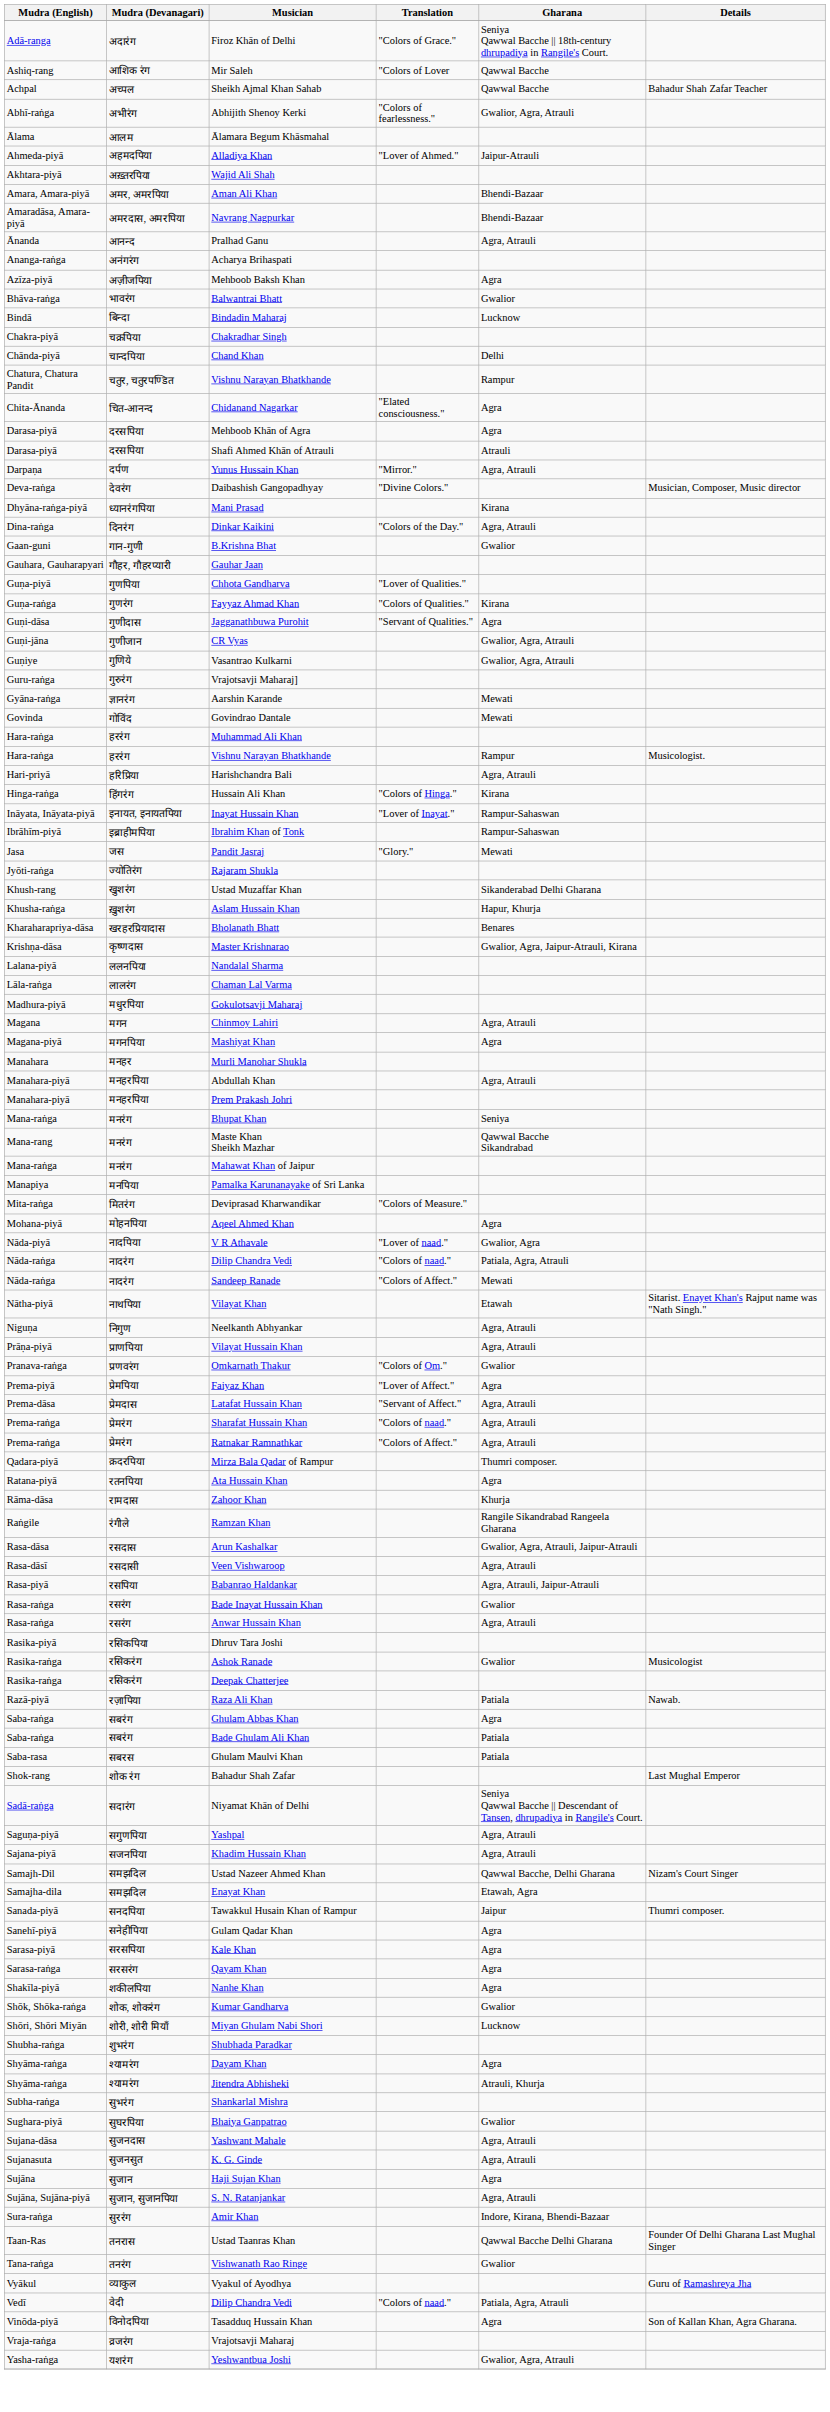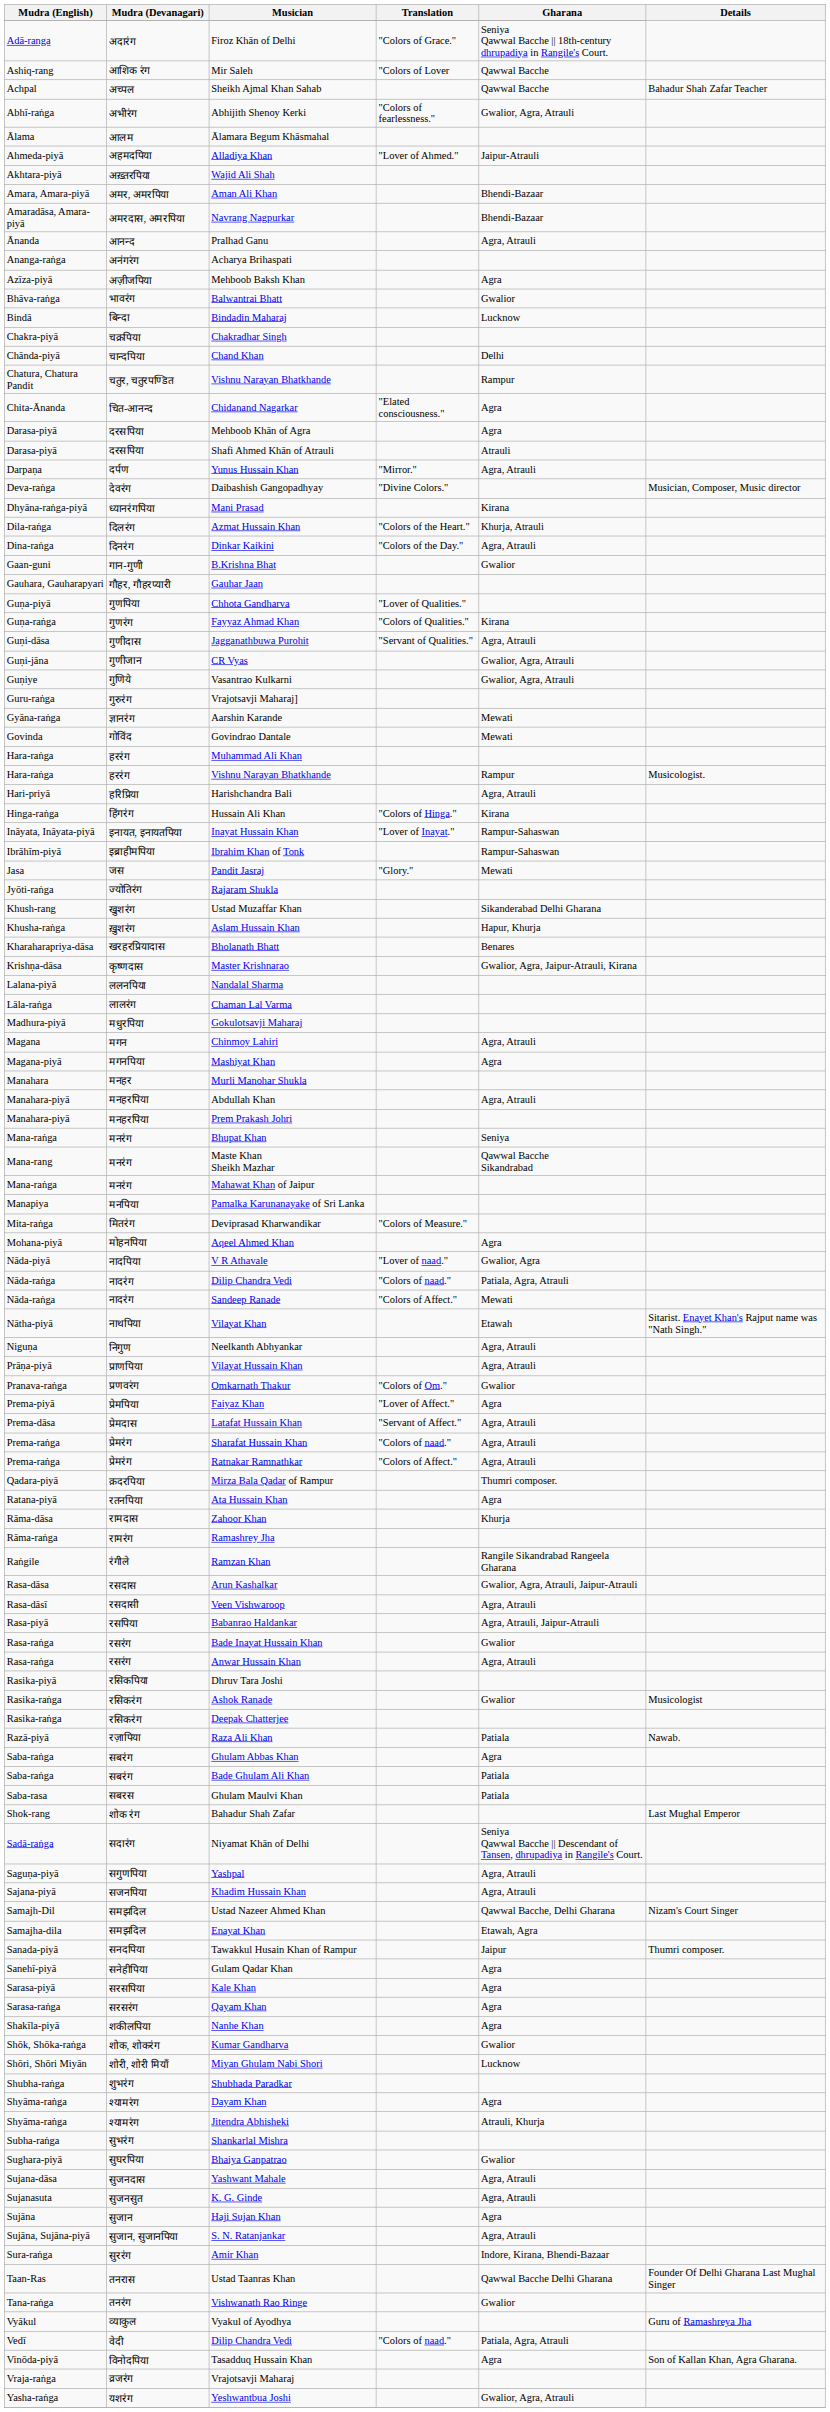+ row: (29, 526)
(491, 622) Agra -> (508, 641) Agra, Atrauli
+ row: (32, 1537)
